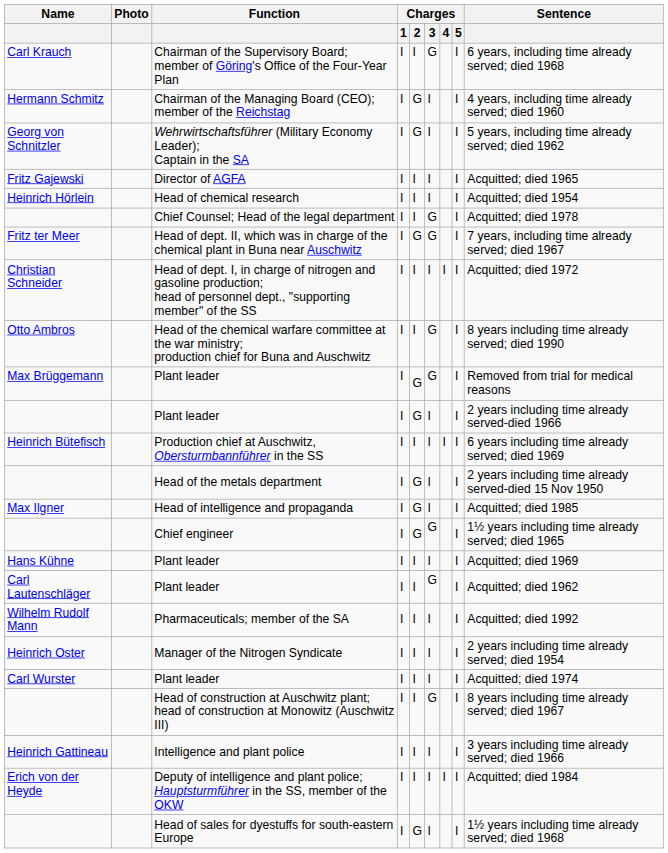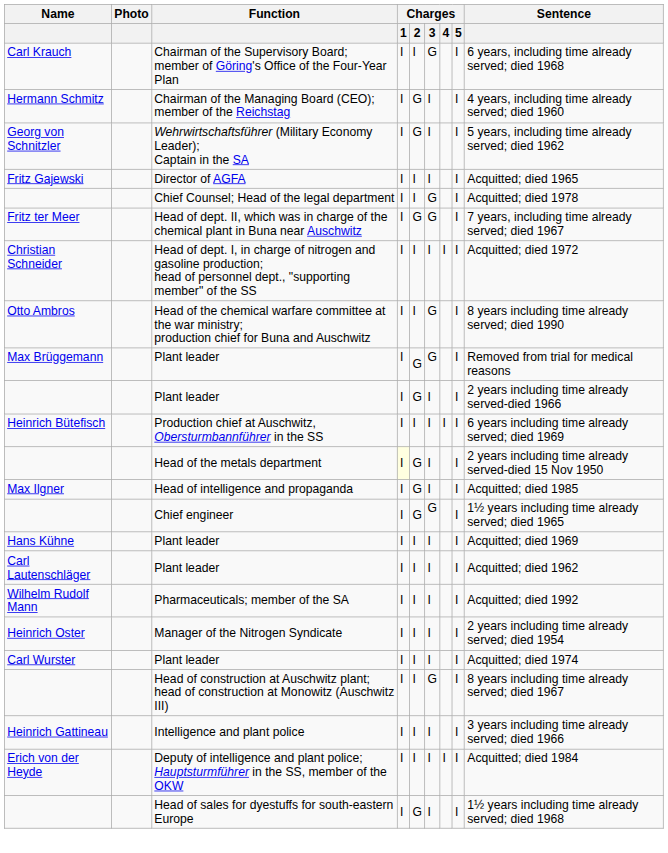- row: (50, 198)
(402, 482) no background -> (402, 463) lightyellow background
(432, 580) G -> (429, 567) I
